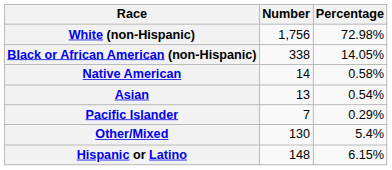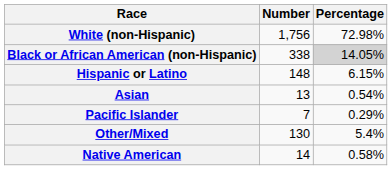(363, 54) no background -> (363, 54) lightgrey background
rows swapped: (132, 74) <-> (132, 154)
